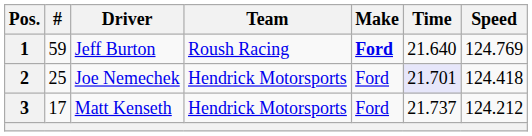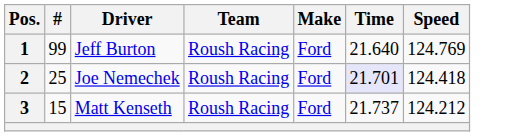(57, 49) 59 -> (57, 49) 99
(374, 49) bold -> (314, 49) normal
(267, 78) Hendrick Motorsports -> (239, 78) Roush Racing
(57, 108) 17 -> (57, 108) 15
(267, 108) Hendrick Motorsports -> (239, 108) Roush Racing
